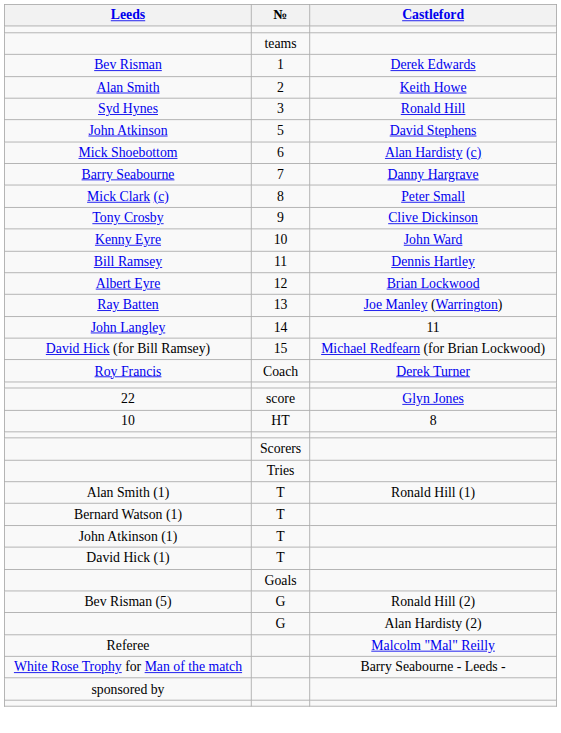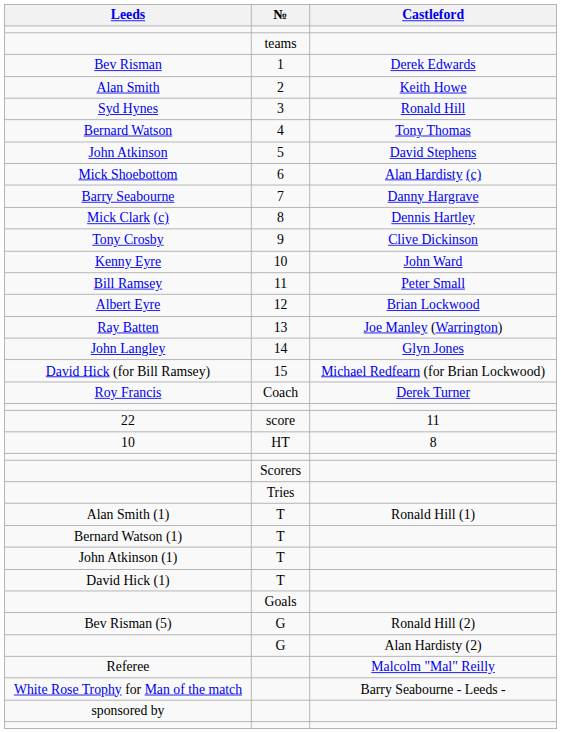+ row: (128, 130)
(433, 196) Peter Small -> (433, 218) Dennis Hartley
(433, 261) Dennis Hartley -> (433, 283) Peter Small
(433, 327) 11 -> (433, 349) Glyn Jones
(433, 399) Glyn Jones -> (433, 420) 11
